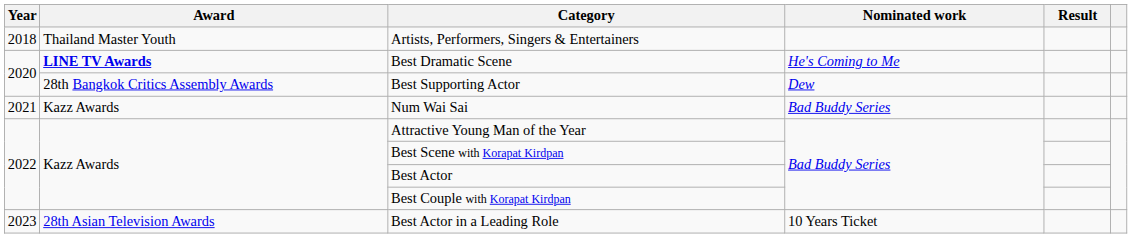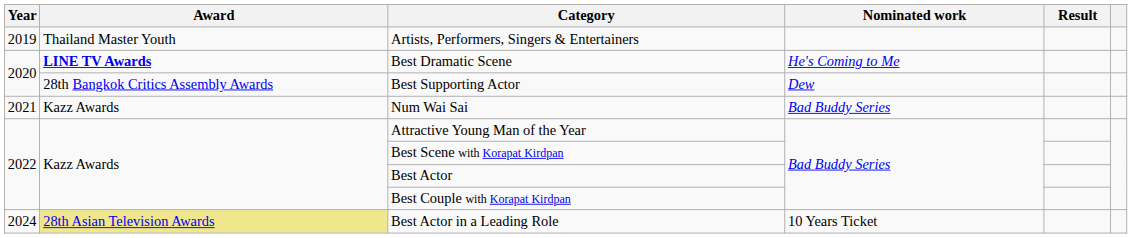(22, 38) 2018 -> (22, 38) 2019
(22, 221) 2023 -> (22, 221) 2024
(129, 221) no background -> (129, 221) khaki background
